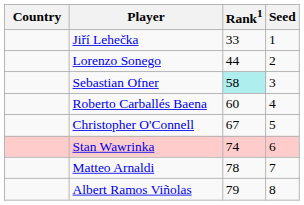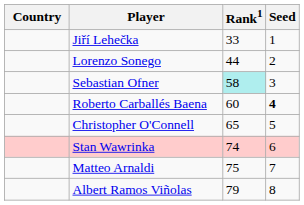(272, 104) normal -> (272, 104) bold
(232, 125) 67 -> (232, 125) 65
(232, 167) 78 -> (232, 167) 75
